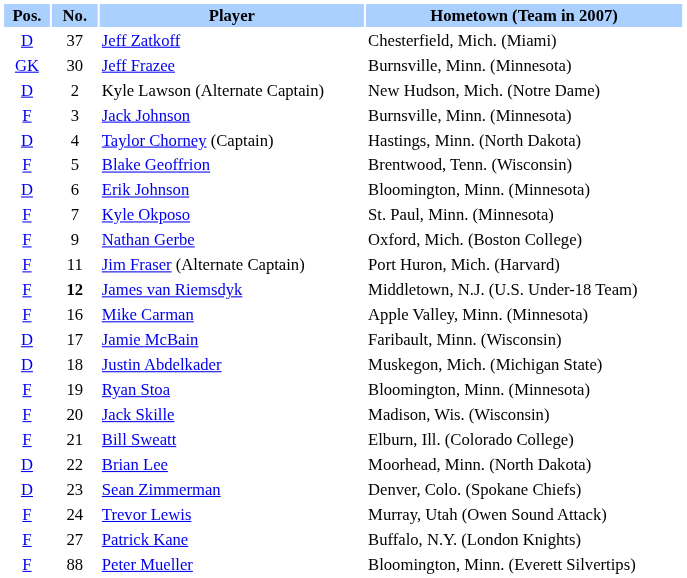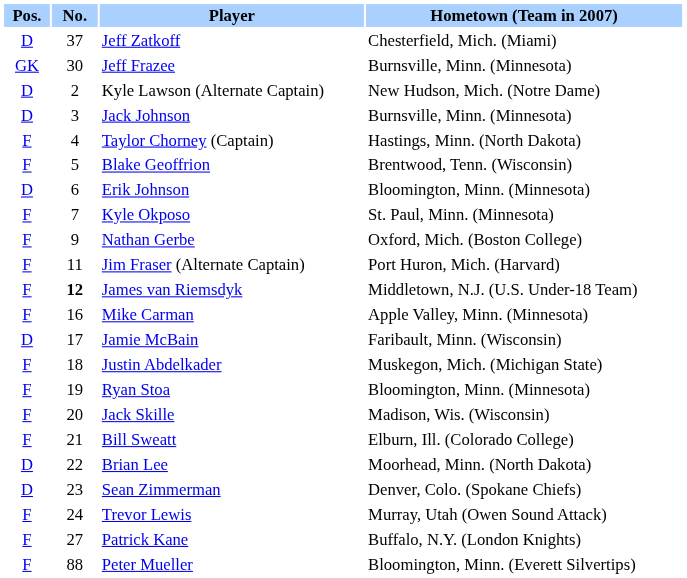(27, 115) F -> (27, 115) D
(27, 140) D -> (27, 140) F
(27, 364) D -> (27, 364) F
